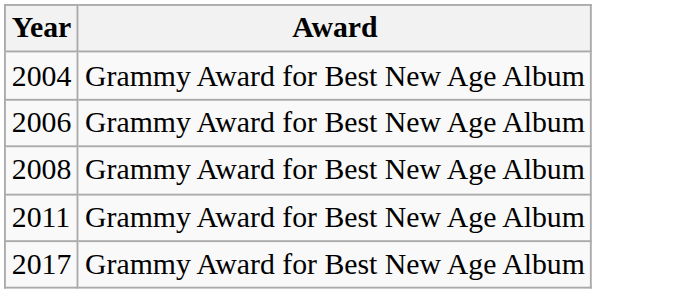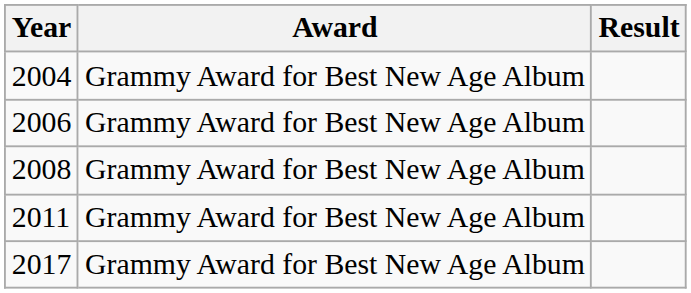+ column: (639, 28)
